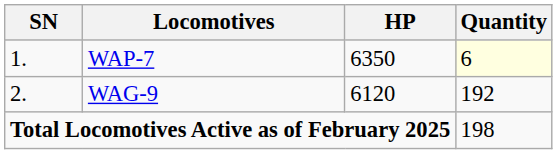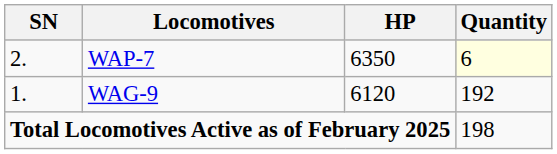(18, 58) 1. -> (18, 58) 2.
(18, 93) 2. -> (18, 93) 1.
